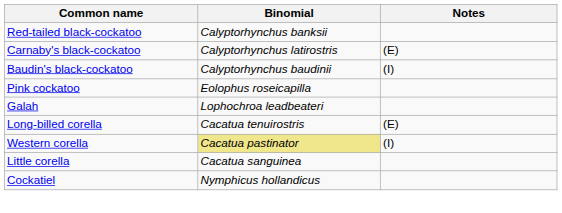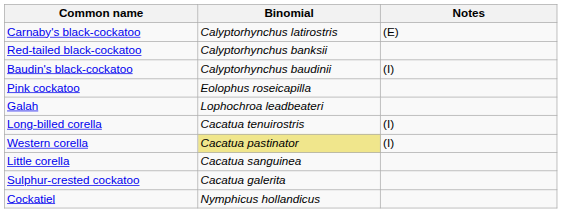rows swapped: (74, 32) <-> (74, 50)
(391, 124) (E) -> (389, 124) (I)
+ row: (73, 180)
